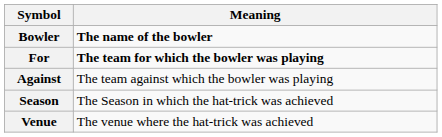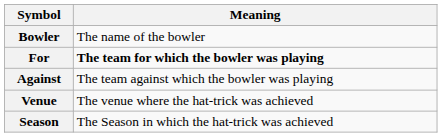(145, 36) bold -> (141, 36) normal
rows swapped: (39, 121) <-> (39, 100)
